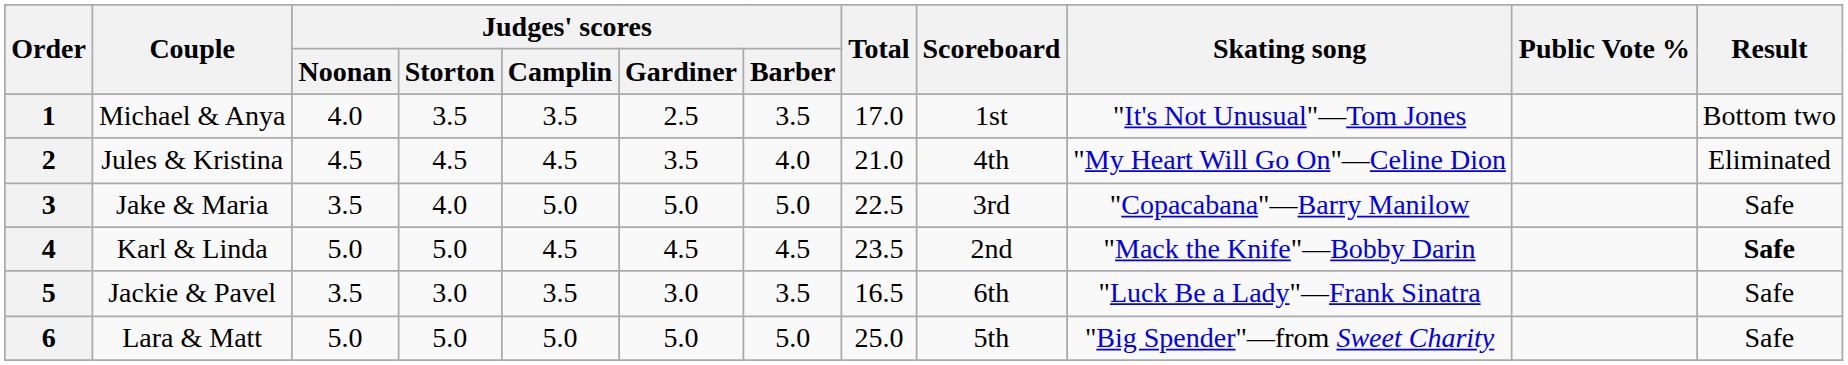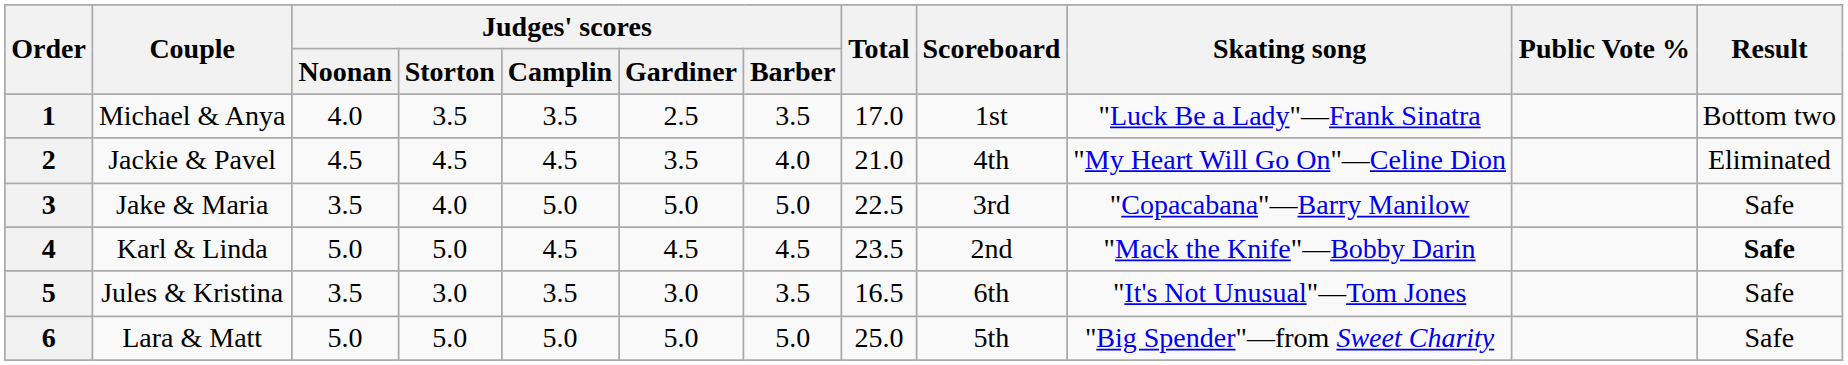(1290, 115) "It's Not Unusual"—Tom Jones -> (1290, 115) "Luck Be a Lady"—Frank Sinatra
(192, 159) Jules & Kristina -> (192, 159) Jackie & Pavel
(192, 293) Jackie & Pavel -> (192, 293) Jules & Kristina
(1290, 293) "Luck Be a Lady"—Frank Sinatra -> (1290, 293) "It's Not Unusual"—Tom Jones
